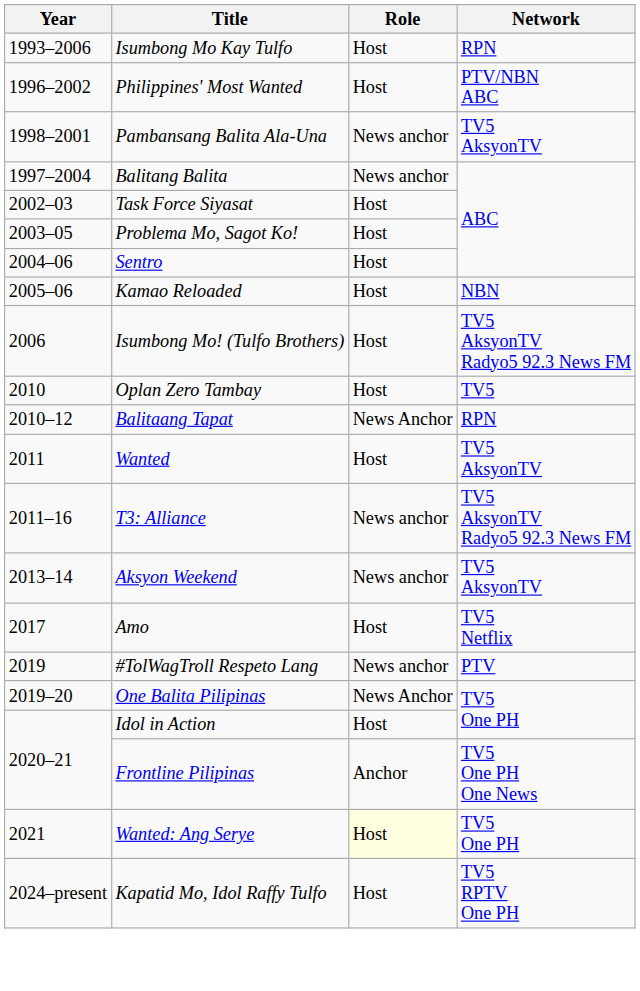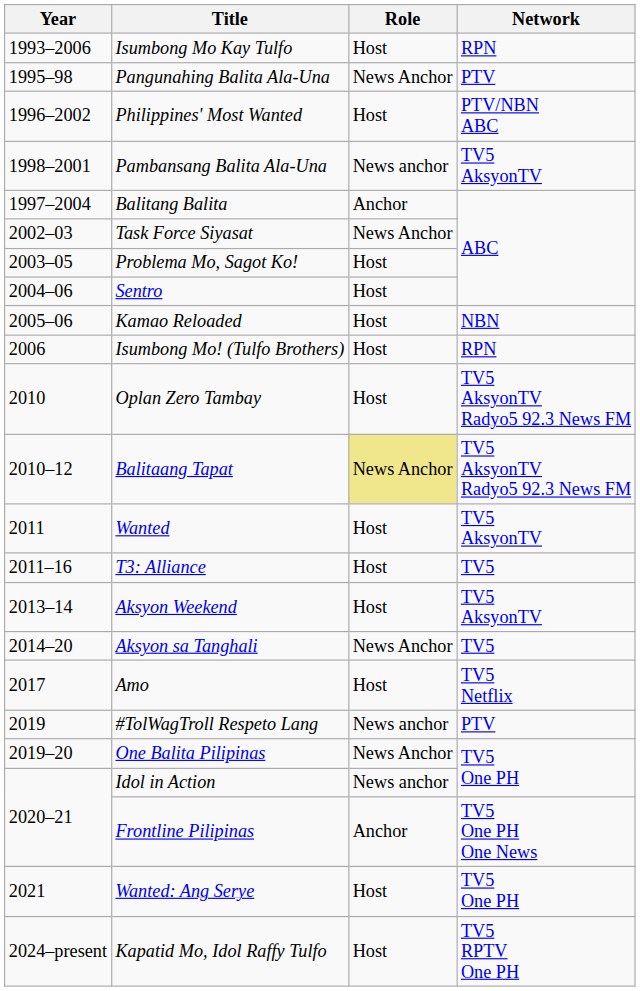+ row: (223, 76)
(401, 175) News anchor -> (380, 204) Anchor
(370, 204) Host -> (403, 233) News Anchor
(546, 340) TV5 AksyonTV Radyo5 92.3 News FM -> (479, 349) RPN
(478, 390) TV5 -> (546, 398) TV5 AksyonTV Radyo5 92.3 News FM
(403, 419) no background -> (403, 468) khaki background
(479, 419) RPN -> (546, 468) TV5 AksyonTV Radyo5 92.3 News FM
(401, 518) News anchor -> (370, 567) Host
(546, 518) TV5 AksyonTV Radyo5 92.3 News FM -> (478, 567) TV5
(401, 577) News anchor -> (370, 606) Host
+ row: (187, 645)
(370, 724) Host -> (401, 782) News anchor
(370, 833) lightyellow background -> (370, 891) no background
